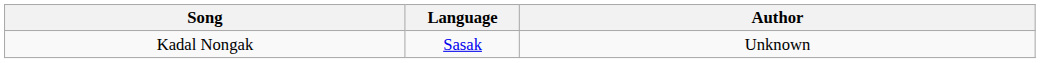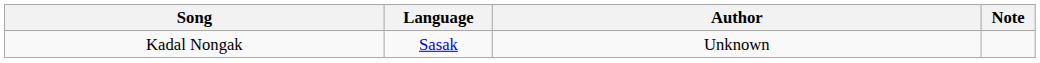+ column: (1008, 17)
